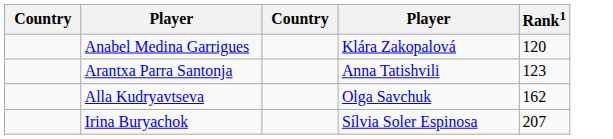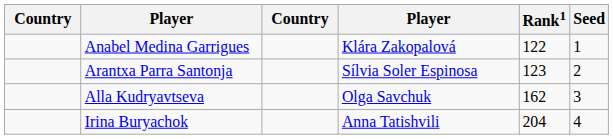+ column: (589, 19)
(534, 46) 120 -> (534, 46) 122
(391, 71) Anna Tatishvili -> (410, 71) Sílvia Soler Espinosa
(410, 121) Sílvia Soler Espinosa -> (391, 121) Anna Tatishvili
(534, 121) 207 -> (534, 121) 204
